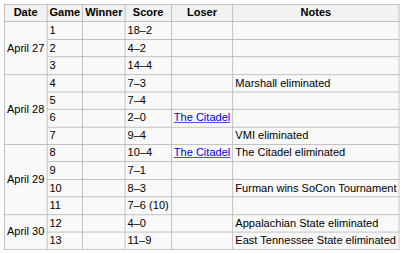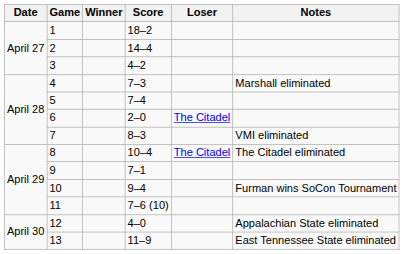(137, 48) 4–2 -> (140, 48) 14–4
(140, 65) 14–4 -> (137, 65) 4–2
(137, 135) 9–4 -> (137, 135) 8–3
(137, 188) 8–3 -> (137, 188) 9–4
